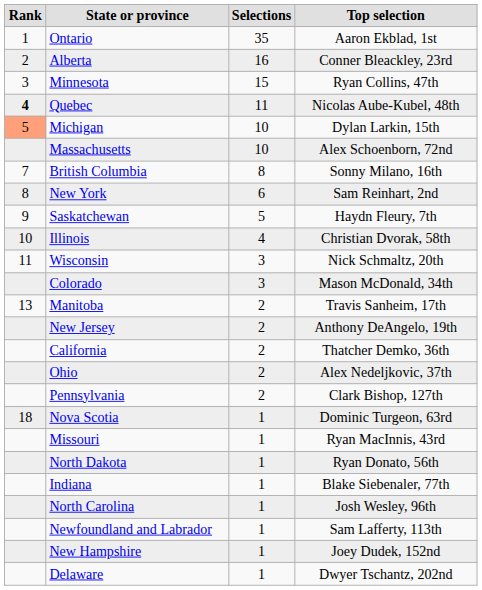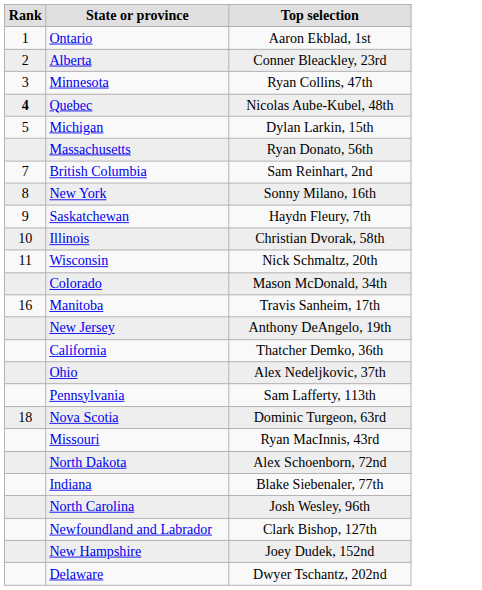- column: (262, 15)
(25, 127) lightsalmon background -> (25, 127) no background
(386, 149) Alex Schoenborn, 72nd -> (320, 149) Ryan Donato, 56th
(386, 171) Sonny Milano, 16th -> (320, 171) Sam Reinhart, 2nd
(386, 194) Sam Reinhart, 2nd -> (320, 194) Sonny Milano, 16th
(25, 305) 13 -> (25, 305) 16
(386, 395) Clark Bishop, 127th -> (320, 395) Sam Lafferty, 113th
(386, 462) Ryan Donato, 56th -> (320, 462) Alex Schoenborn, 72nd
(386, 529) Sam Lafferty, 113th -> (320, 529) Clark Bishop, 127th
